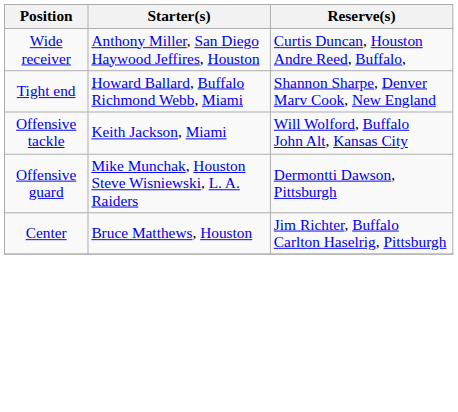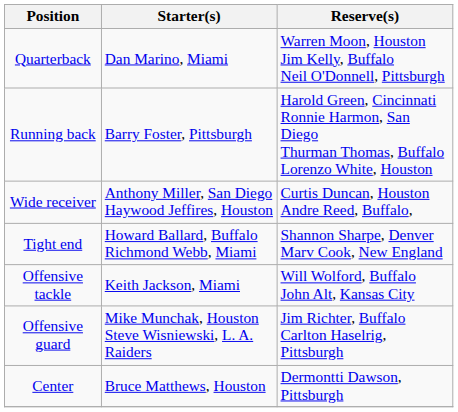+ row: (53, 58)
+ row: (53, 134)
(334, 183) Dermontti Dawson, Pittsburgh -> (343, 335) Jim Richter, Buffalo Carlton Haselrig, Pittsburgh
(360, 233) Jim Richter, Buffalo Carlton Haselrig, Pittsburgh -> (341, 385) Dermontti Dawson, Pittsburgh
